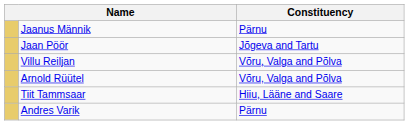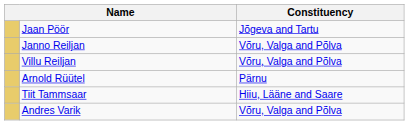- row: (56, 29)
+ row: (53, 45)
(290, 78) Võru, Valga and Põlva -> (253, 78) Pärnu
(253, 111) Pärnu -> (290, 111) Võru, Valga and Põlva
